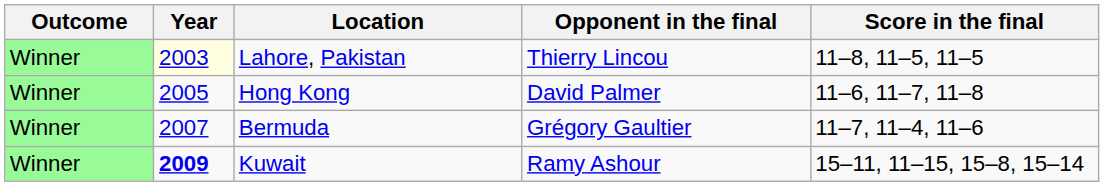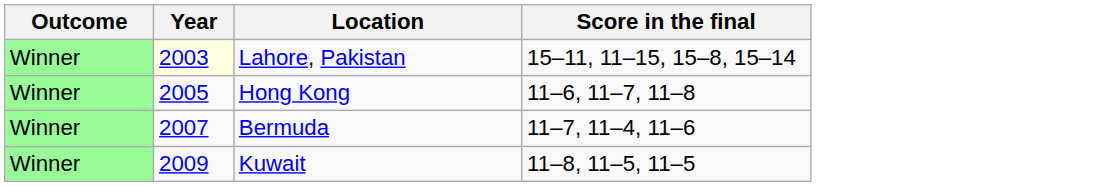- column: (666, 22)
(899, 57) 11–8, 11–5, 11–5 -> (661, 57) 15–11, 11–15, 15–8, 15–14
(184, 163) bold -> (184, 163) normal
(950, 163) 15–11, 11–15, 15–8, 15–14 -> (611, 163) 11–8, 11–5, 11–5
